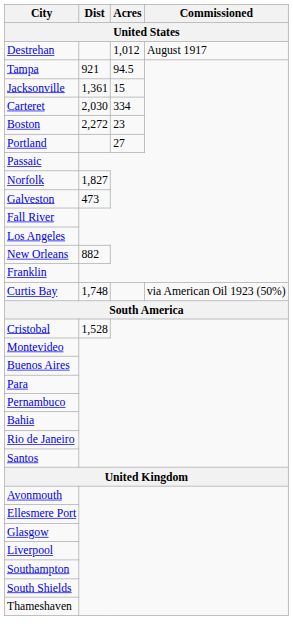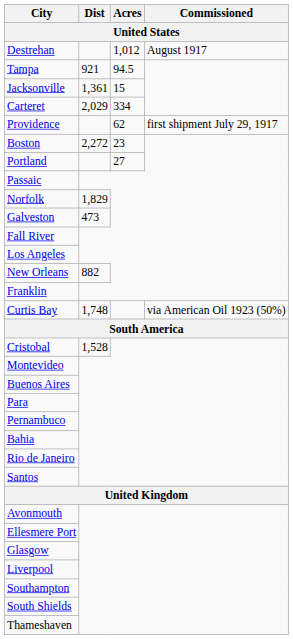(95, 106) 2,030 -> (95, 106) 2,029
+ row: (33, 124)
(95, 180) 1,827 -> (95, 198) 1,829
